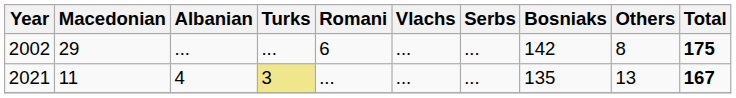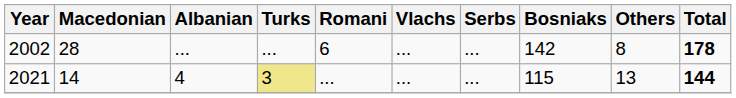(69, 48) 29 -> (69, 48) 28
(699, 48) 175 -> (699, 48) 178
(68, 78) 11 -> (69, 78) 14
(540, 78) 135 -> (539, 78) 115
(699, 78) 167 -> (699, 78) 144
